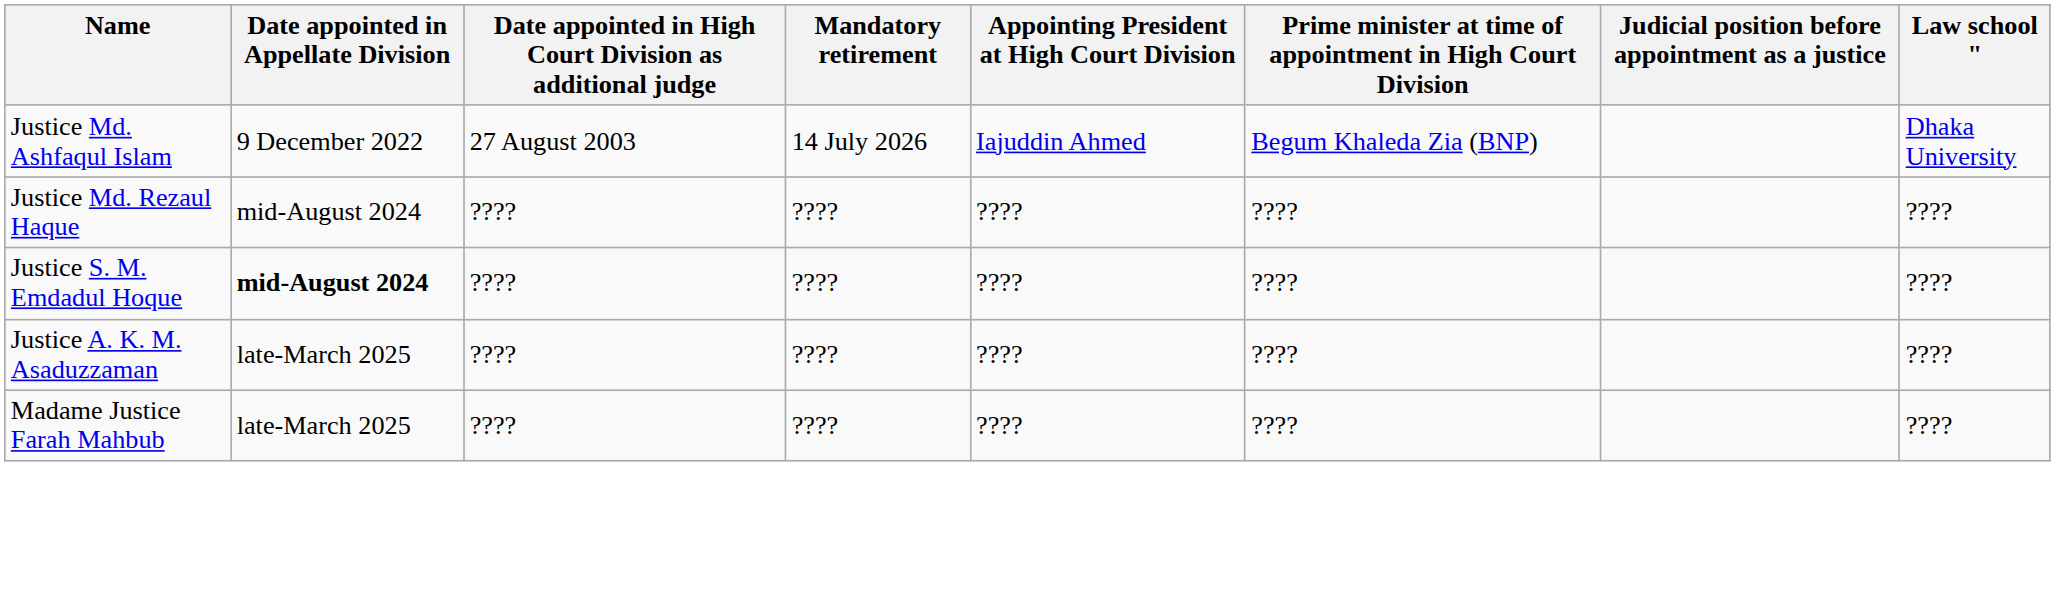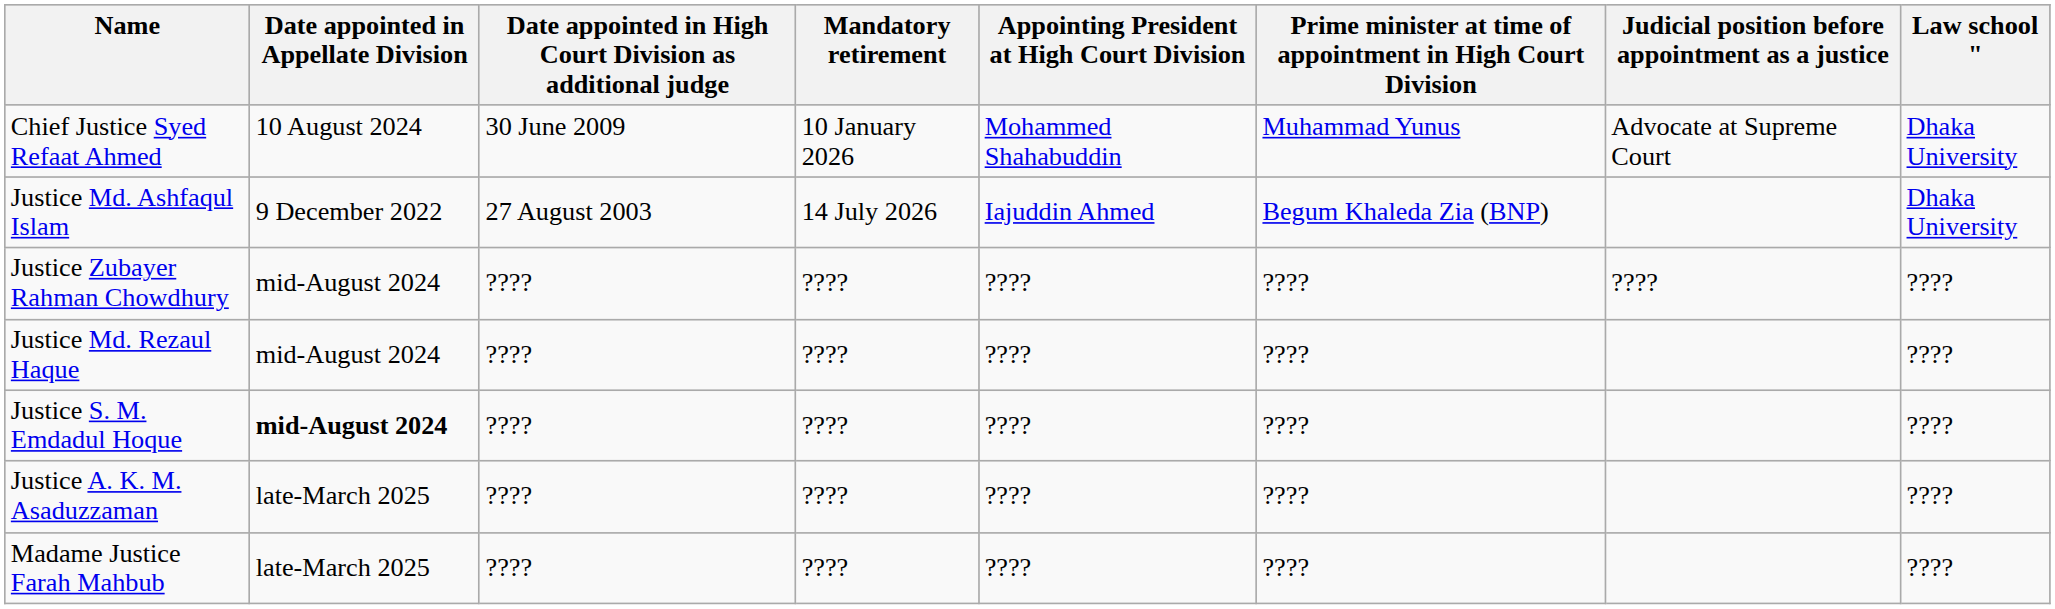+ row: (109, 140)
+ row: (120, 282)
